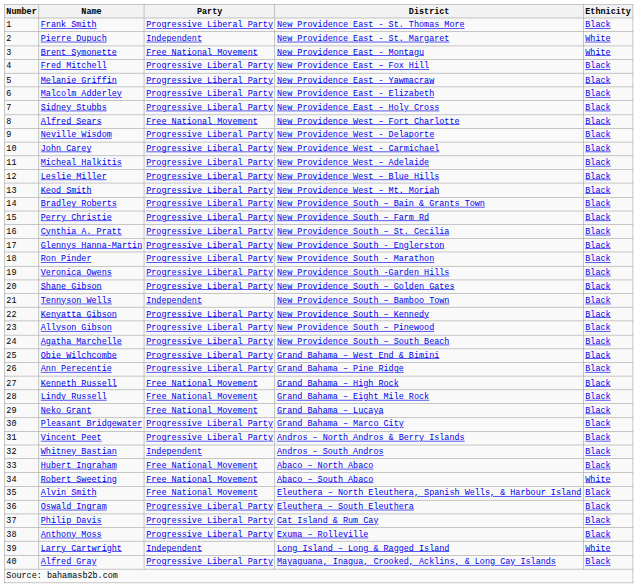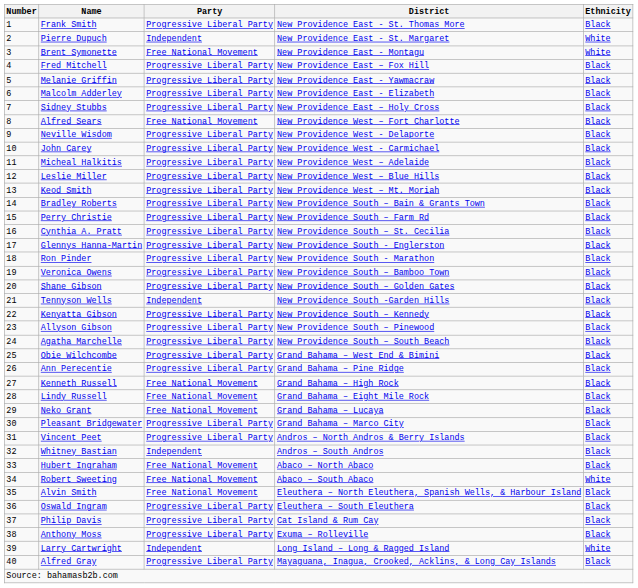(363, 273) New Providence South -Garden Hills -> (363, 273) New Providence South – Bamboo Town
(363, 300) New Providence South – Bamboo Town -> (363, 300) New Providence South -Garden Hills
